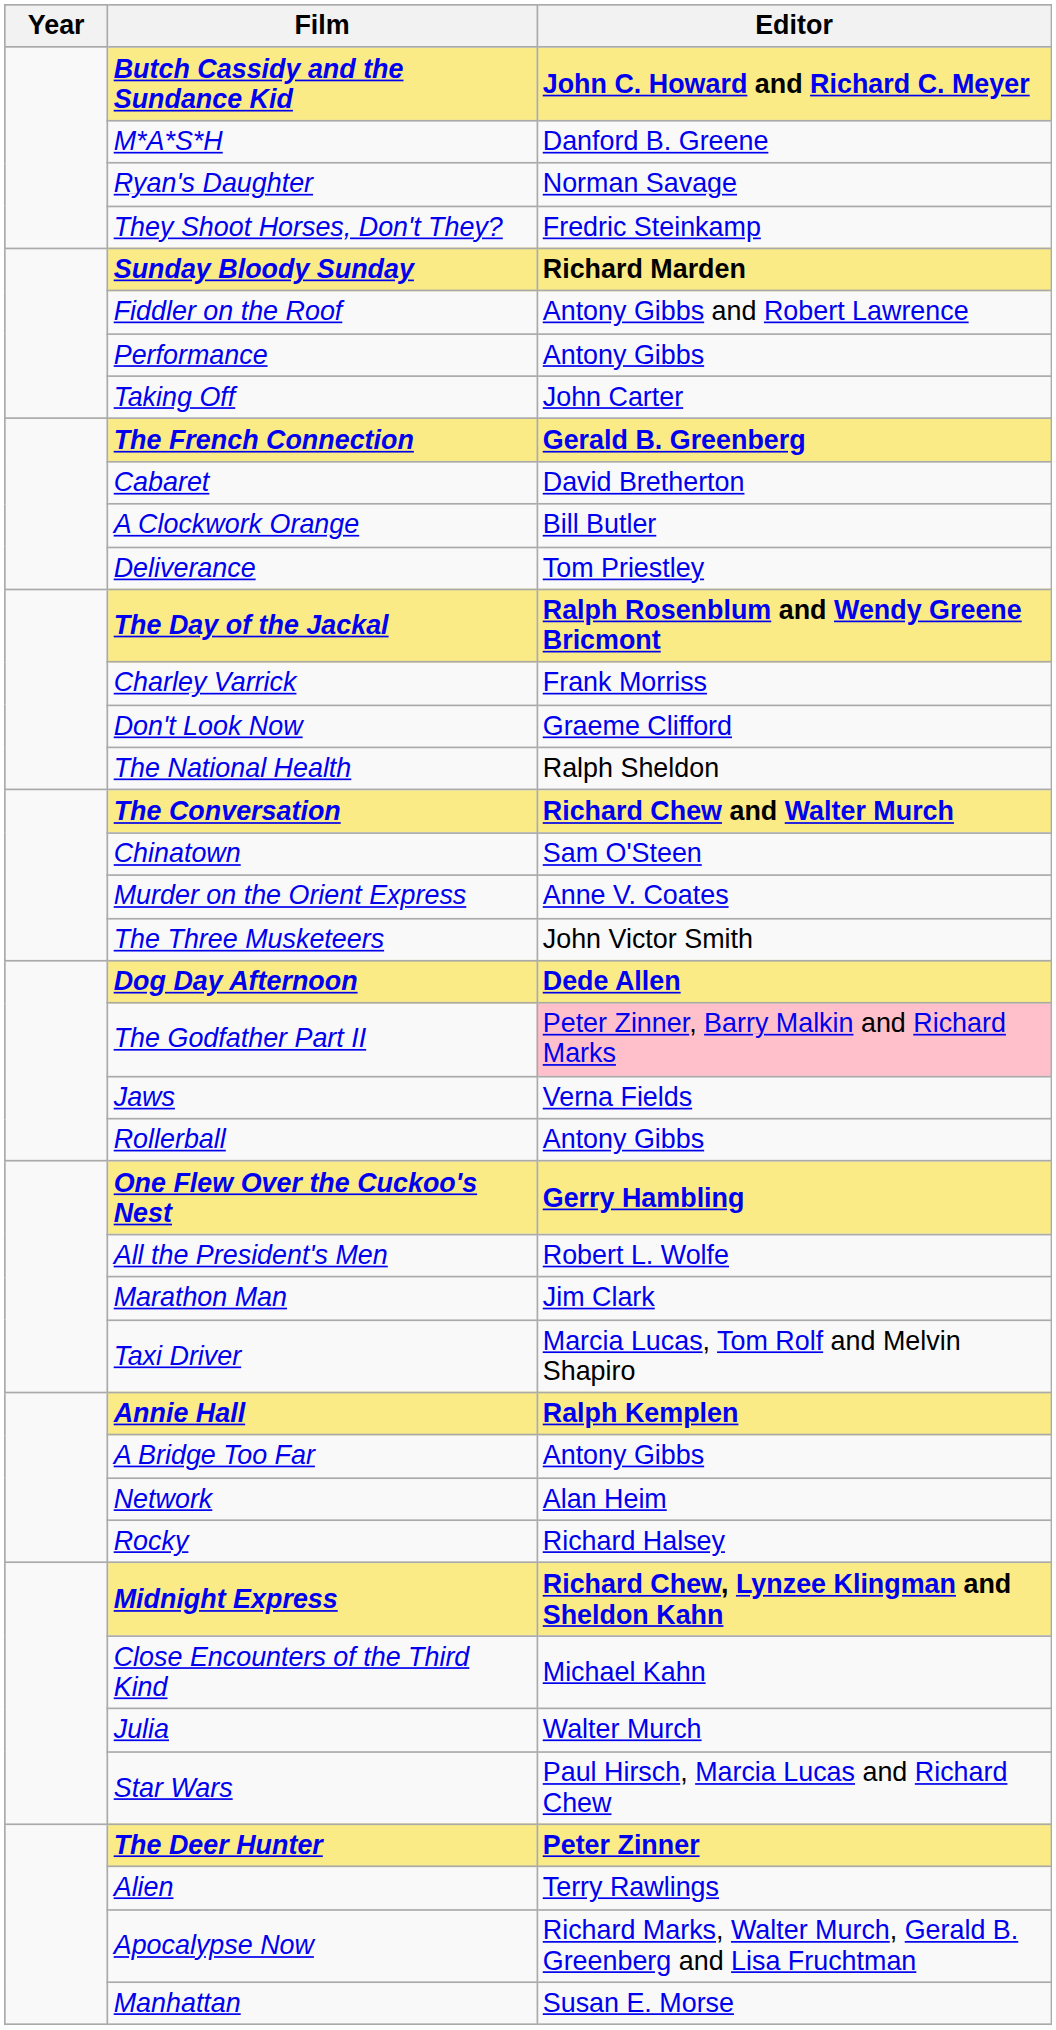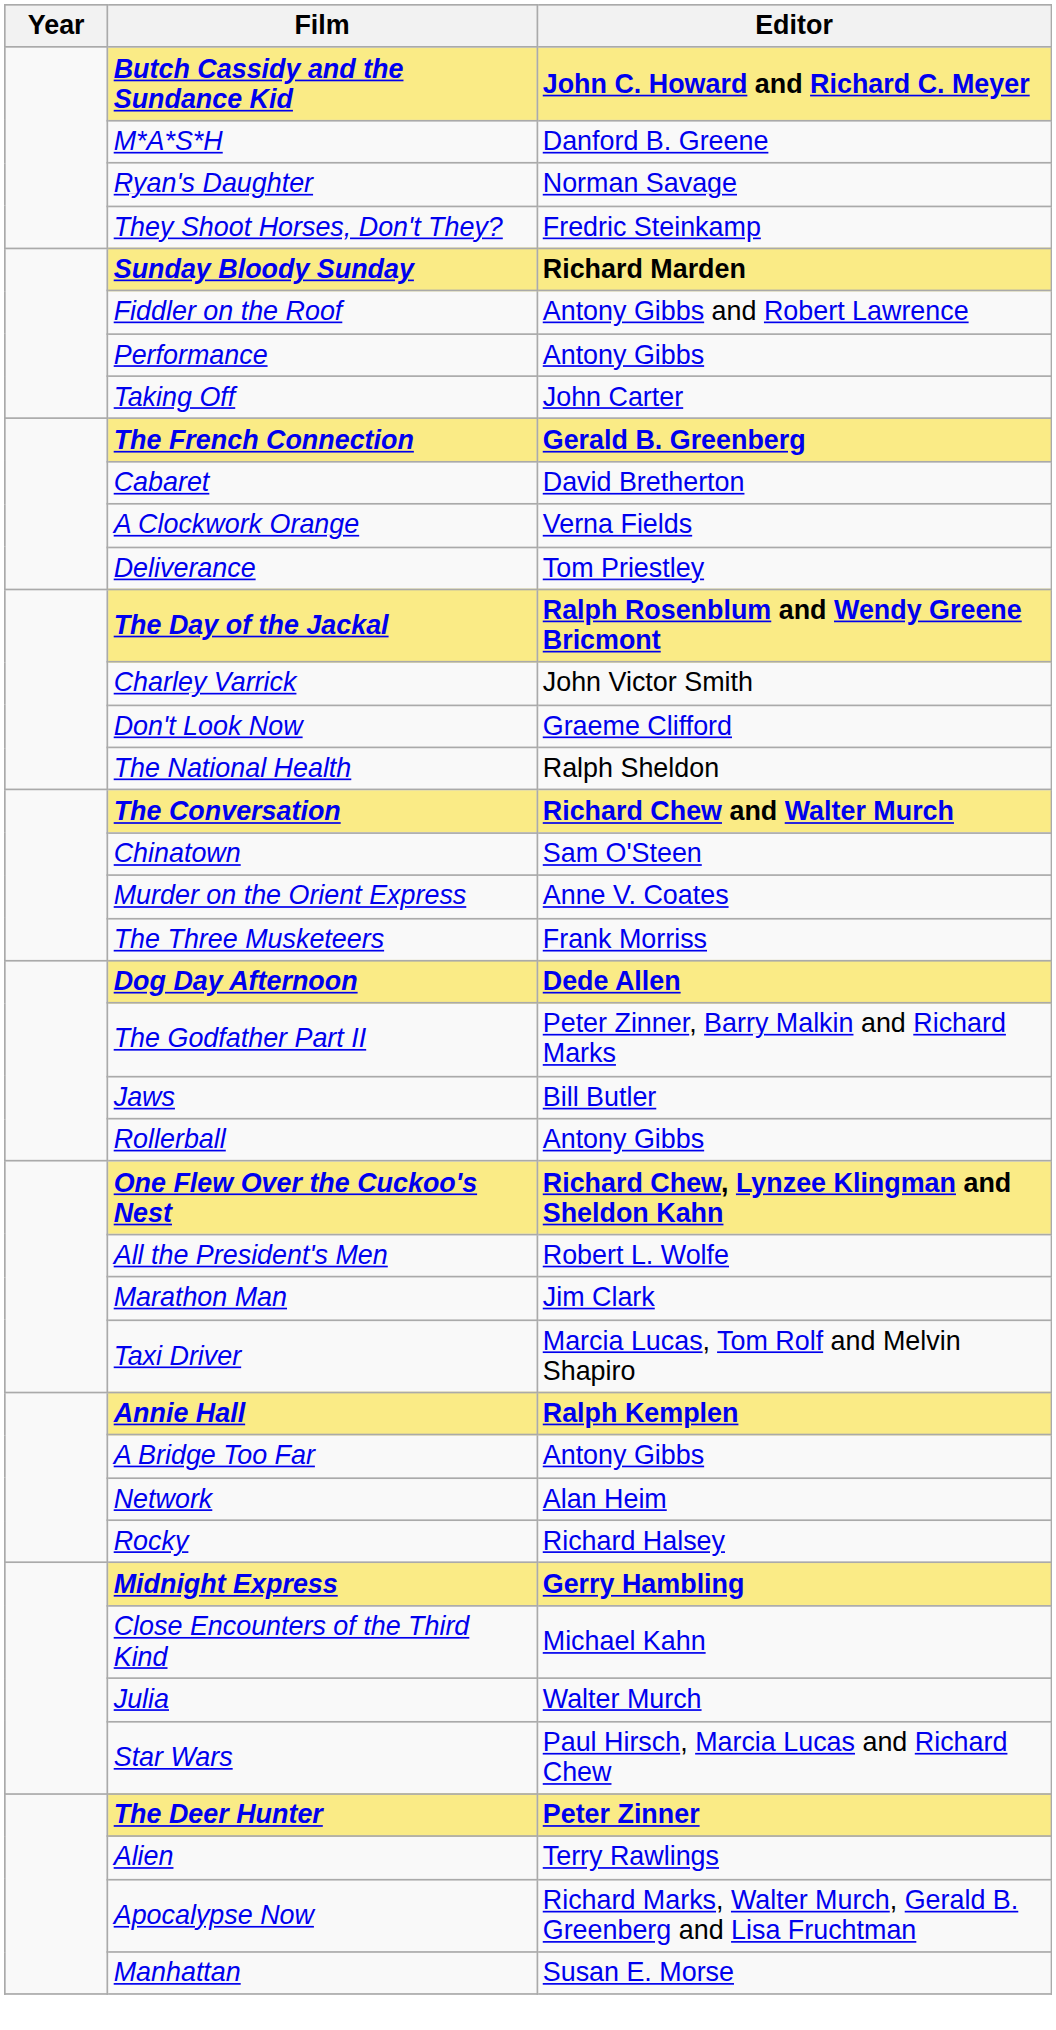(600, 524) Bill Butler -> (617, 524) Verna Fields
(625, 683) Frank Morriss -> (648, 683) John Victor Smith
(648, 938) John Victor Smith -> (625, 938) Frank Morriss
(774, 1039) pink background -> (774, 1039) no background
(617, 1097) Verna Fields -> (600, 1097) Bill Butler
(644, 1197) Gerry Hambling -> (777, 1197) Richard Chew, Lynzee Klingman and Sheldon Kahn
(777, 1598) Richard Chew, Lynzee Klingman and Sheldon Kahn -> (644, 1583) Gerry Hambling
